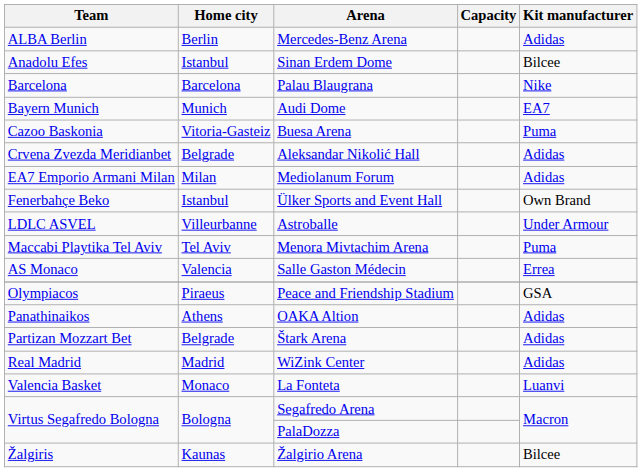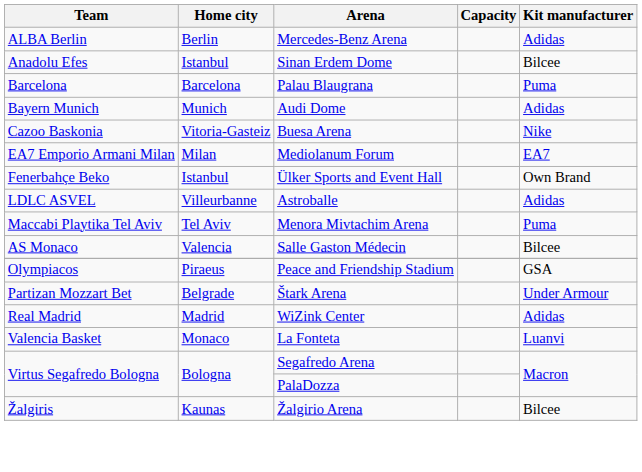(537, 85) Nike -> (540, 85) Puma
(536, 108) EA7 -> (544, 108) Adidas
(540, 131) Puma -> (537, 131) Nike
- row: (348, 154)
(544, 177) Adidas -> (536, 154) EA7
(566, 223) Under Armour -> (544, 200) Adidas
(539, 270) Errea -> (542, 246) Bilcee
- row: (318, 316)
(544, 339) Adidas -> (566, 293) Under Armour
